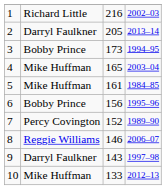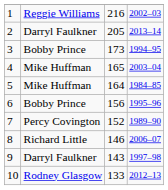(55, 13) Richard Little -> (62, 13) Reggie Williams
(114, 85) 161 -> (116, 85) 164
(62, 139) Reggie Williams -> (55, 139) Richard Little
(57, 175) Mike Huffman -> (63, 175) Rodney Glasgow
